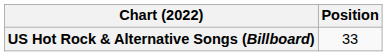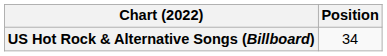(350, 39) 33 -> (350, 39) 34
